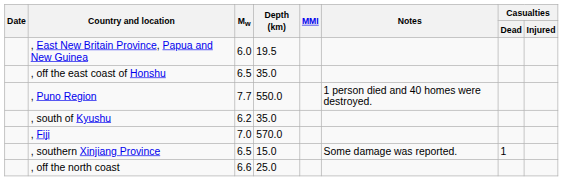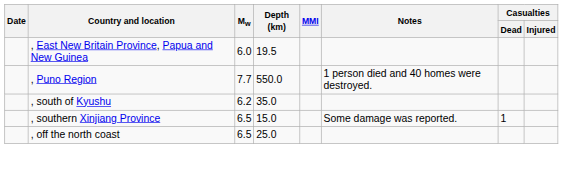- row: (98, 73)
- row: (40, 135)
(244, 168) 6.6 -> (244, 135) 6.5
